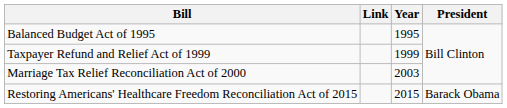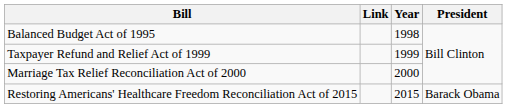(407, 34) 1995 -> (407, 34) 1998
(407, 73) 2003 -> (407, 73) 2000
